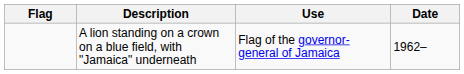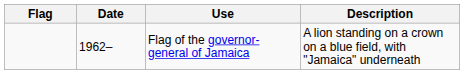columns swapped: (425, 14) <-> (156, 14)
